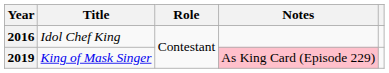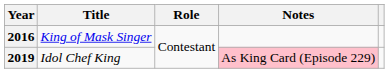(81, 36) Idol Chef King -> (96, 36) King of Mask Singer
(96, 57) King of Mask Singer -> (81, 57) Idol Chef King
